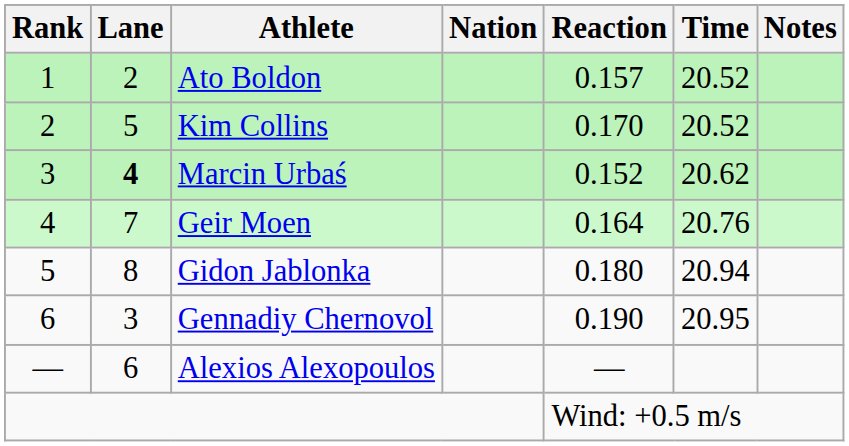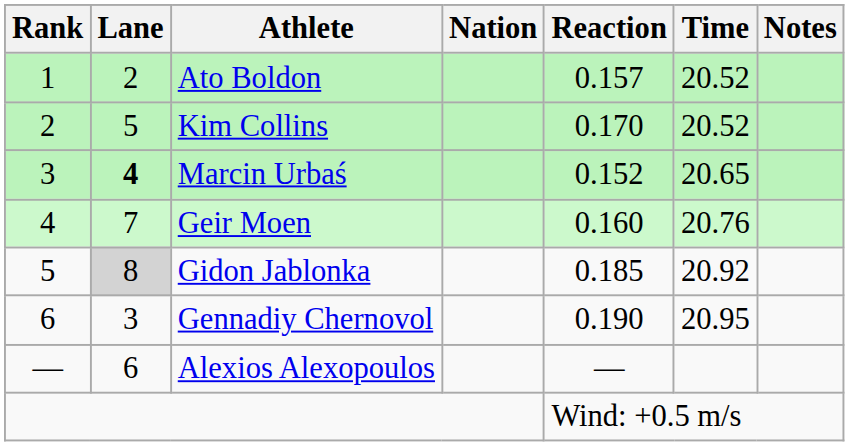(715, 174) 20.62 -> (715, 174) 20.65
(609, 222) 0.164 -> (609, 222) 0.160
(131, 271) no background -> (131, 271) lightgrey background
(609, 271) 0.180 -> (609, 271) 0.185
(715, 271) 20.94 -> (715, 271) 20.92
